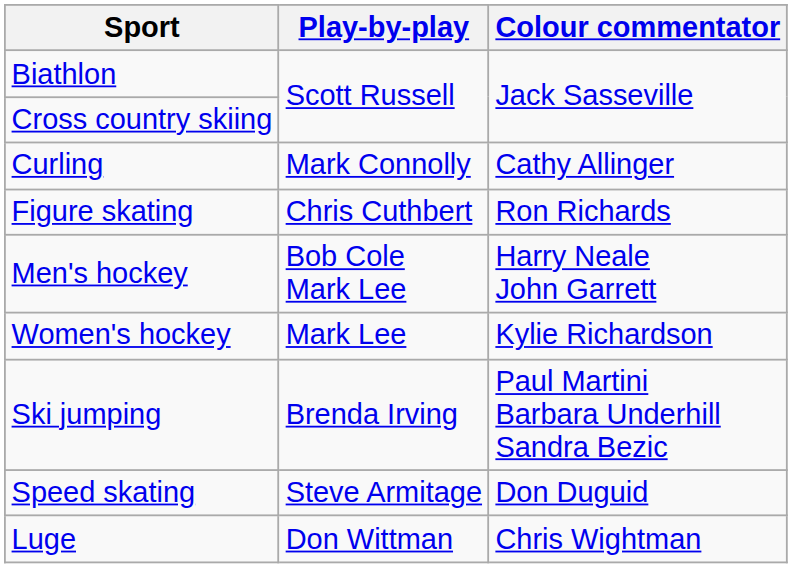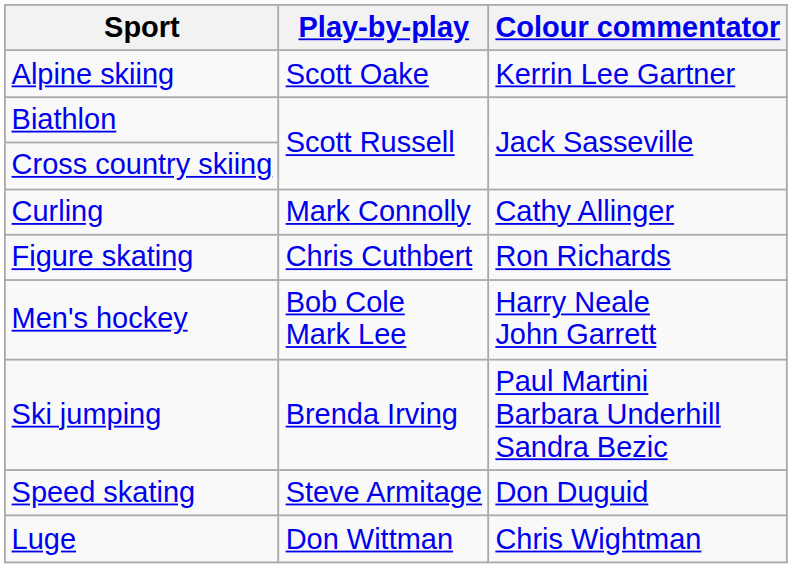+ row: (93, 73)
- row: (121, 335)
